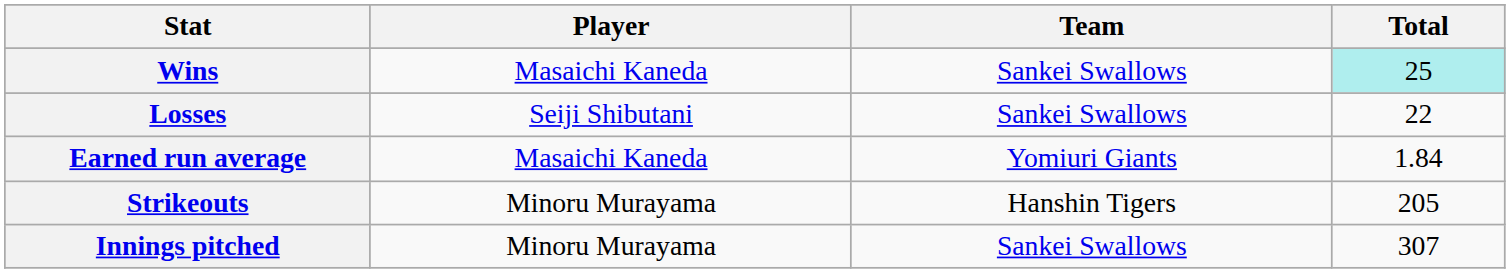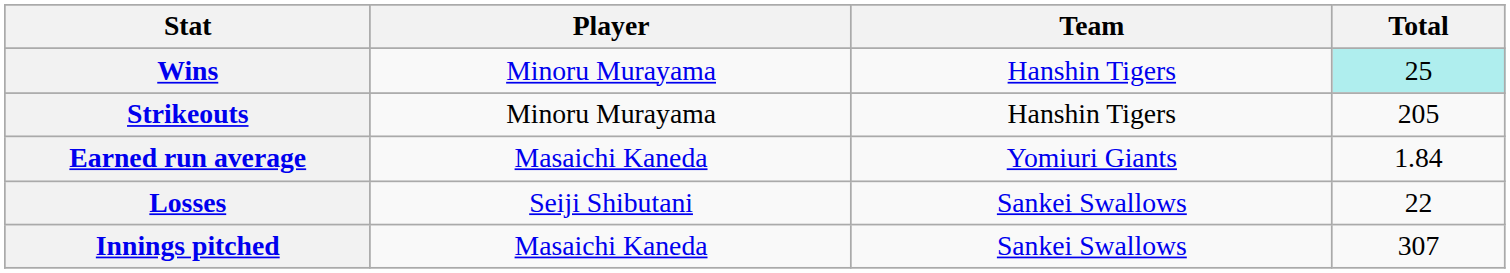(611, 70) Masaichi Kaneda -> (611, 70) Minoru Murayama
(1092, 70) Sankei Swallows -> (1092, 70) Hanshin Tigers
rows swapped: (188, 114) <-> (188, 202)
(611, 245) Minoru Murayama -> (611, 245) Masaichi Kaneda
